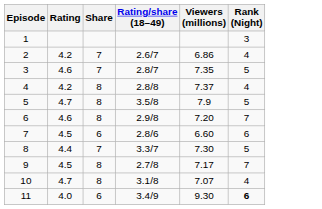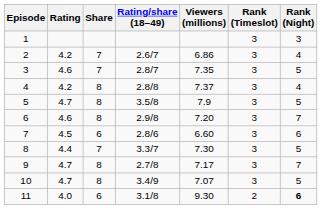+ column: (254, 17)
(65, 165) 4.5 -> (65, 165) 4.7
(147, 180) 3.1/8 -> (147, 180) 3.4/9
(247, 180) 4 -> (298, 180) 5
(147, 196) 3.4/9 -> (147, 196) 3.1/8
